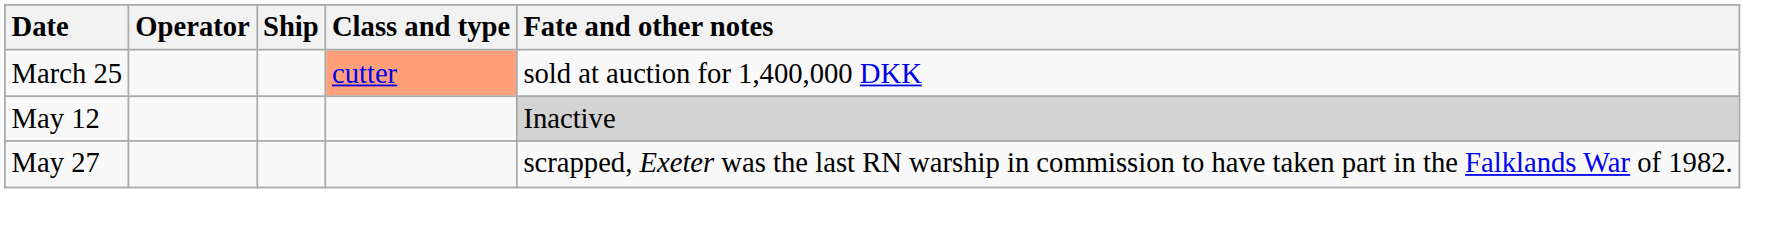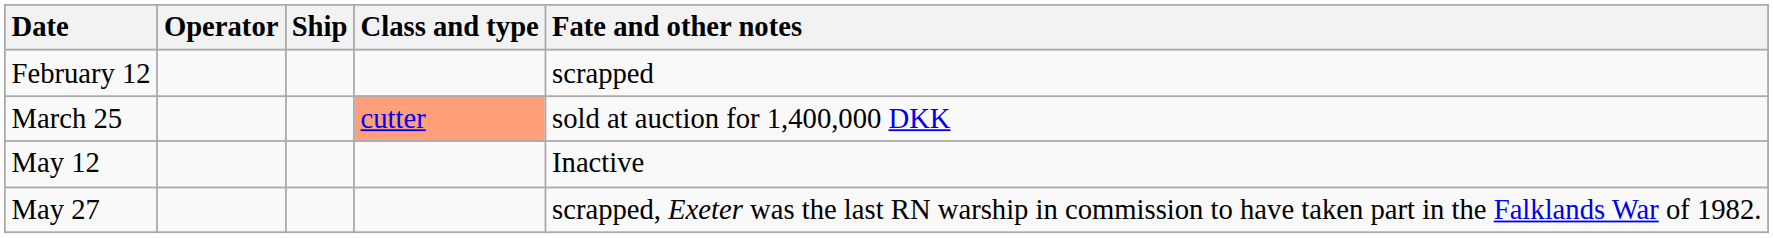+ row: (81, 72)
(570, 118) lightgrey background -> (598, 163) no background
